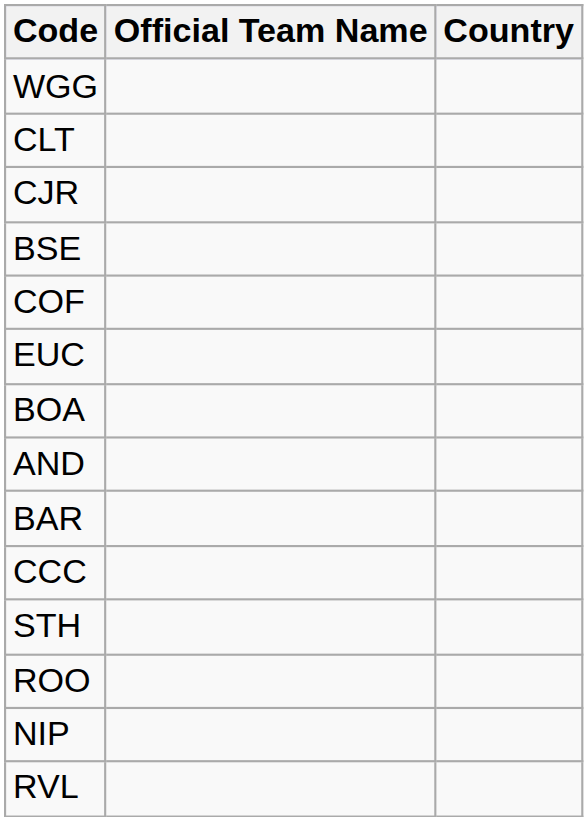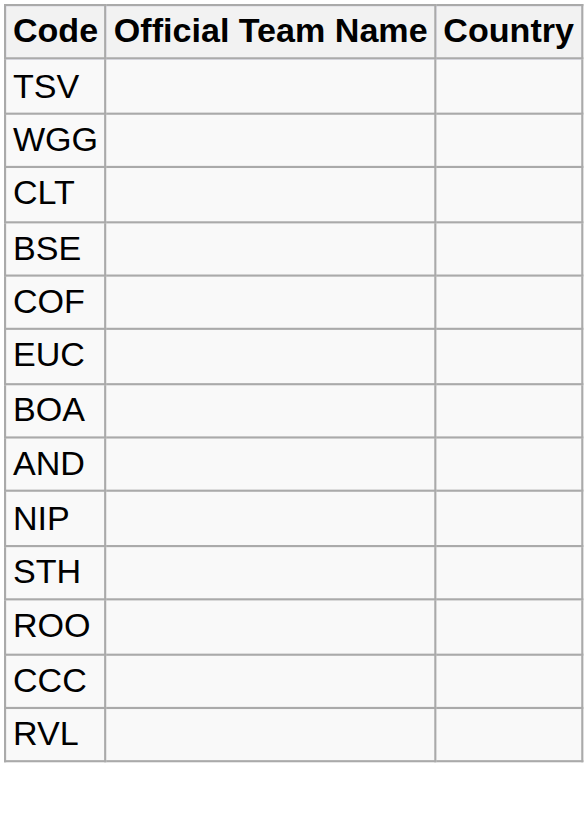+ row: (46, 85)
- row: (46, 193)
- row: (48, 517)
rows swapped: (41, 734) <-> (50, 572)
